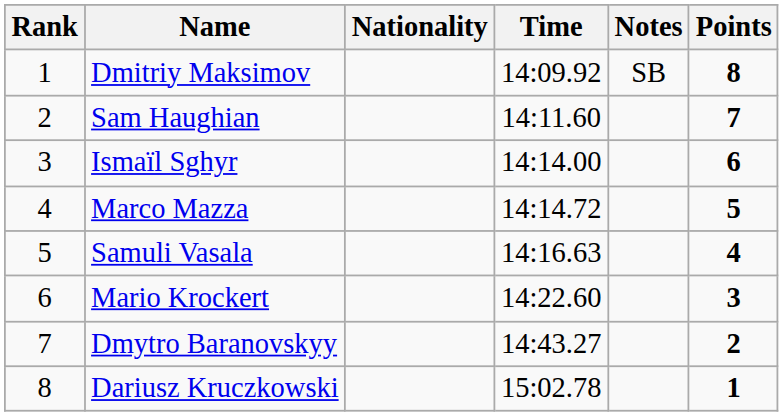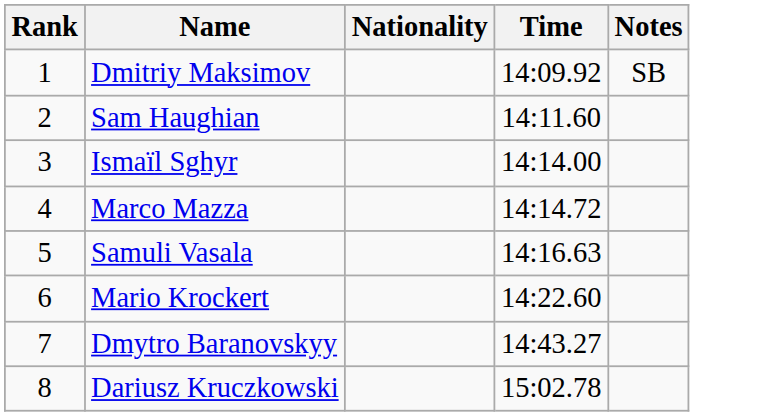- column: (734, 27)
